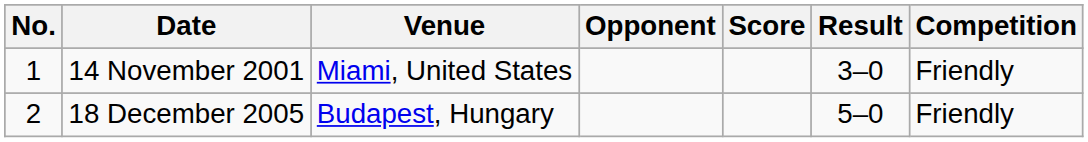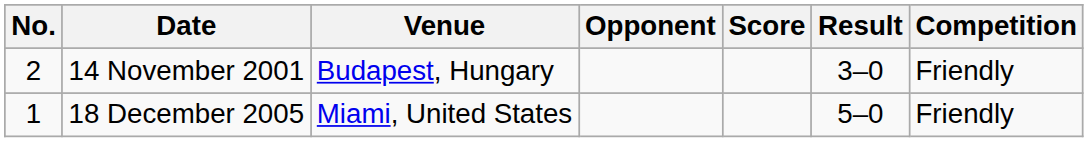(34, 70) 1 -> (34, 70) 2
(445, 70) Miami, United States -> (435, 70) Budapest, Hungary
(34, 114) 2 -> (34, 114) 1
(435, 114) Budapest, Hungary -> (445, 114) Miami, United States
